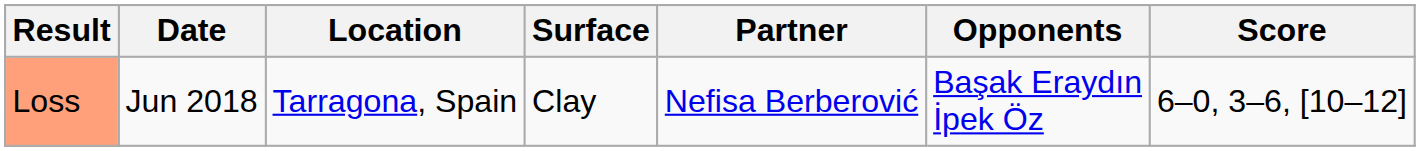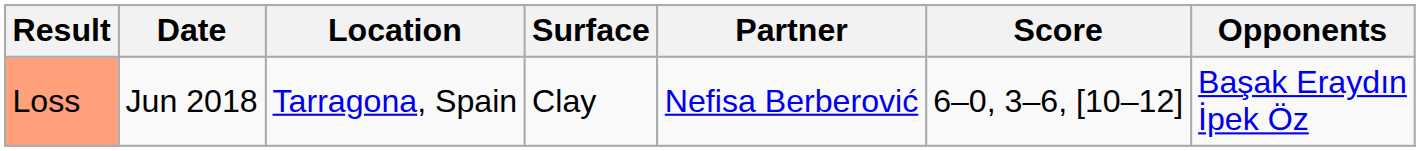columns swapped: (1038, 30) <-> (1282, 30)
